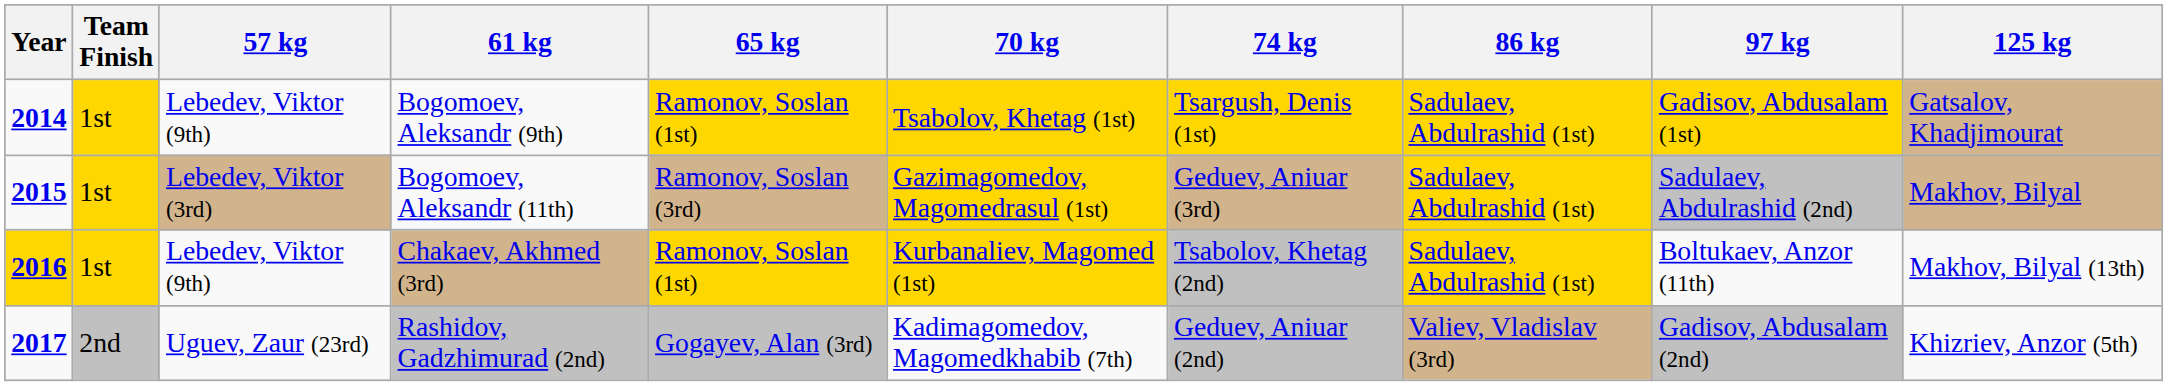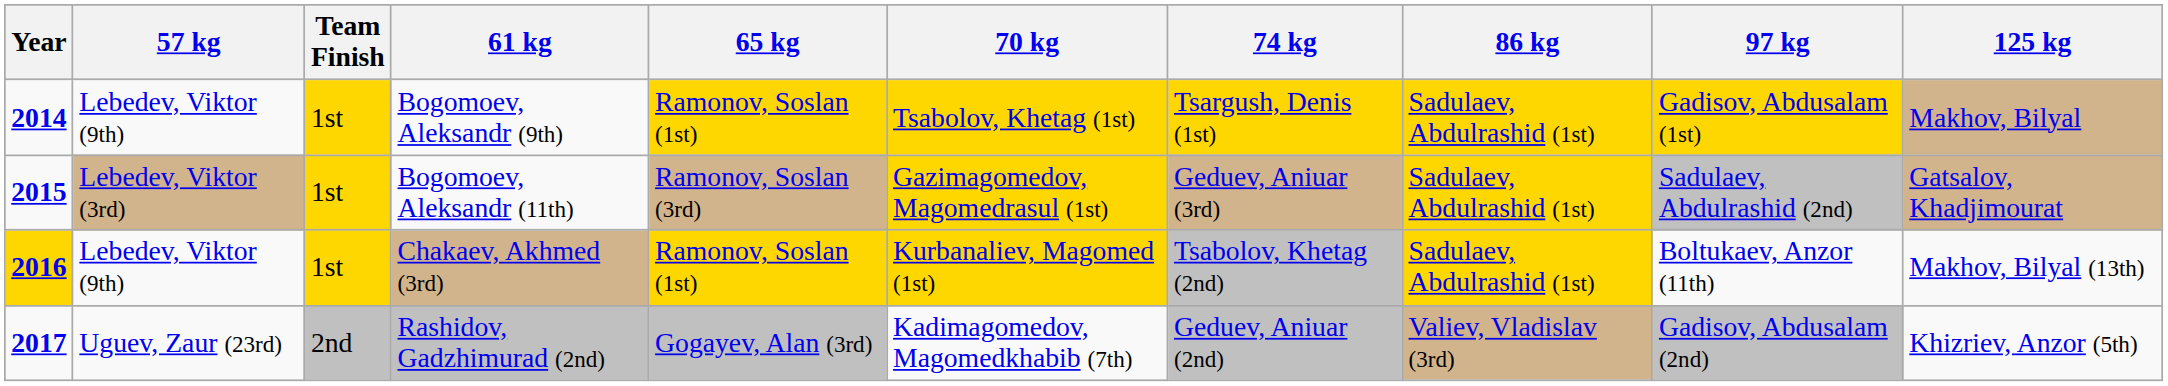columns swapped: (116, 42) <-> (275, 42)
(1986, 117) Gatsalov, Khadjimourat -> (1995, 117) Makhov, Bilyal
(1995, 192) Makhov, Bilyal -> (1986, 192) Gatsalov, Khadjimourat
